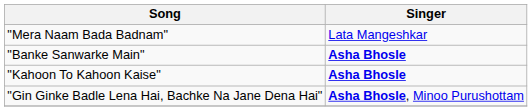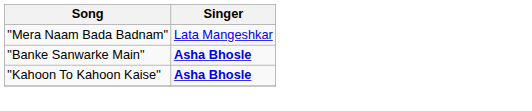- row: (165, 95)
